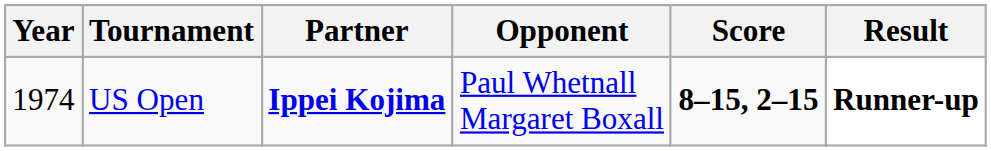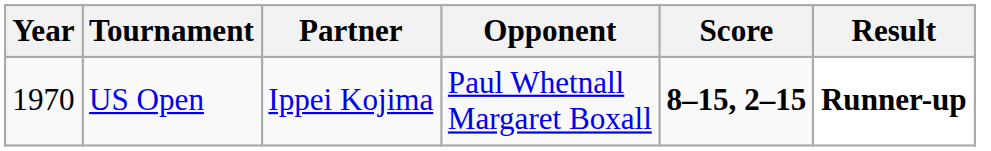(43, 100) 1974 -> (43, 100) 1970
(357, 100) bold -> (351, 100) normal
